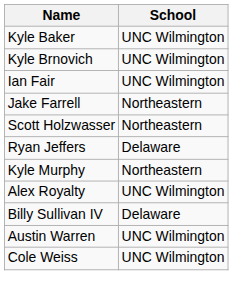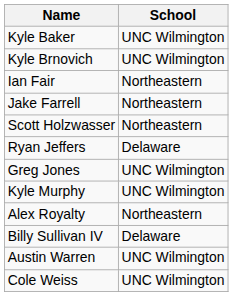(173, 81) UNC Wilmington -> (162, 81) Northeastern
+ row: (44, 170)
(162, 170) Northeastern -> (173, 192) UNC Wilmington
(173, 192) UNC Wilmington -> (162, 214) Northeastern
